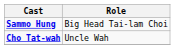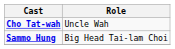rows swapped: (33, 38) <-> (31, 24)
